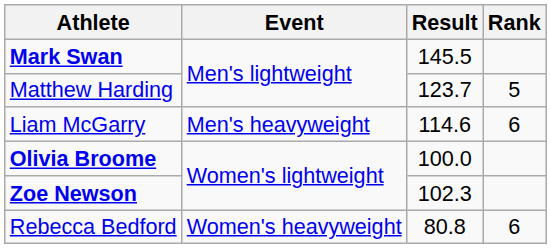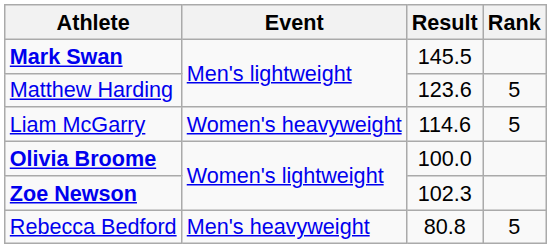(445, 90) 123.7 -> (445, 90) 123.6
(278, 125) Men's heavyweight -> (294, 125) Women's heavyweight
(514, 125) 6 -> (514, 125) 5
(294, 227) Women's heavyweight -> (278, 227) Men's heavyweight
(514, 227) 6 -> (514, 227) 5
